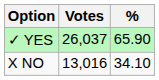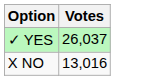- column: (132, 16)
